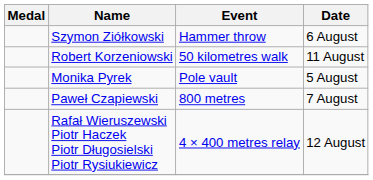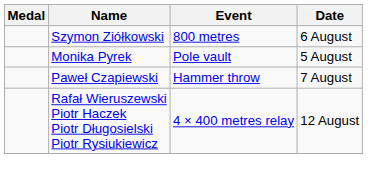(222, 36) Hammer throw -> (206, 36) 800 metres
- row: (112, 57)
(212, 99) 800 metres -> (216, 78) Hammer throw
